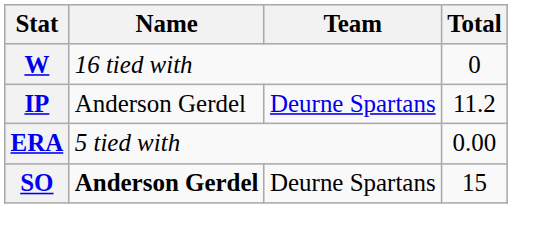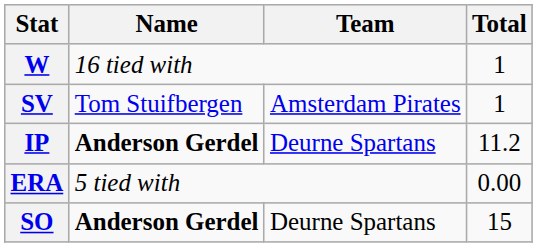(474, 63) 0 -> (499, 63) 1
+ row: (37, 103)
(160, 103) normal -> (167, 143) bold
